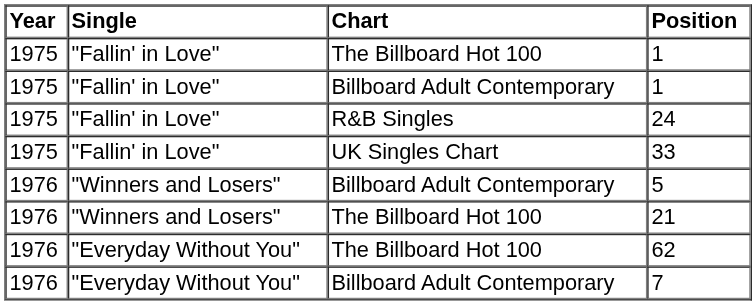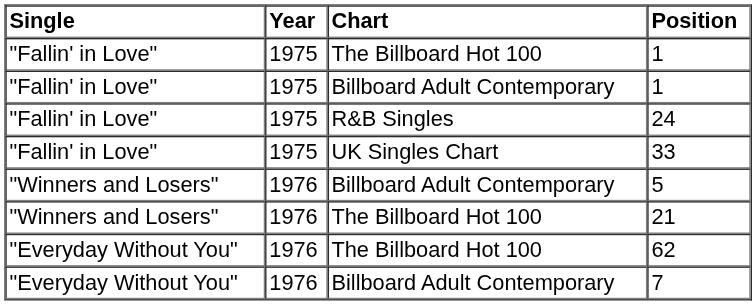columns swapped: (32, 21) <-> (104, 21)
